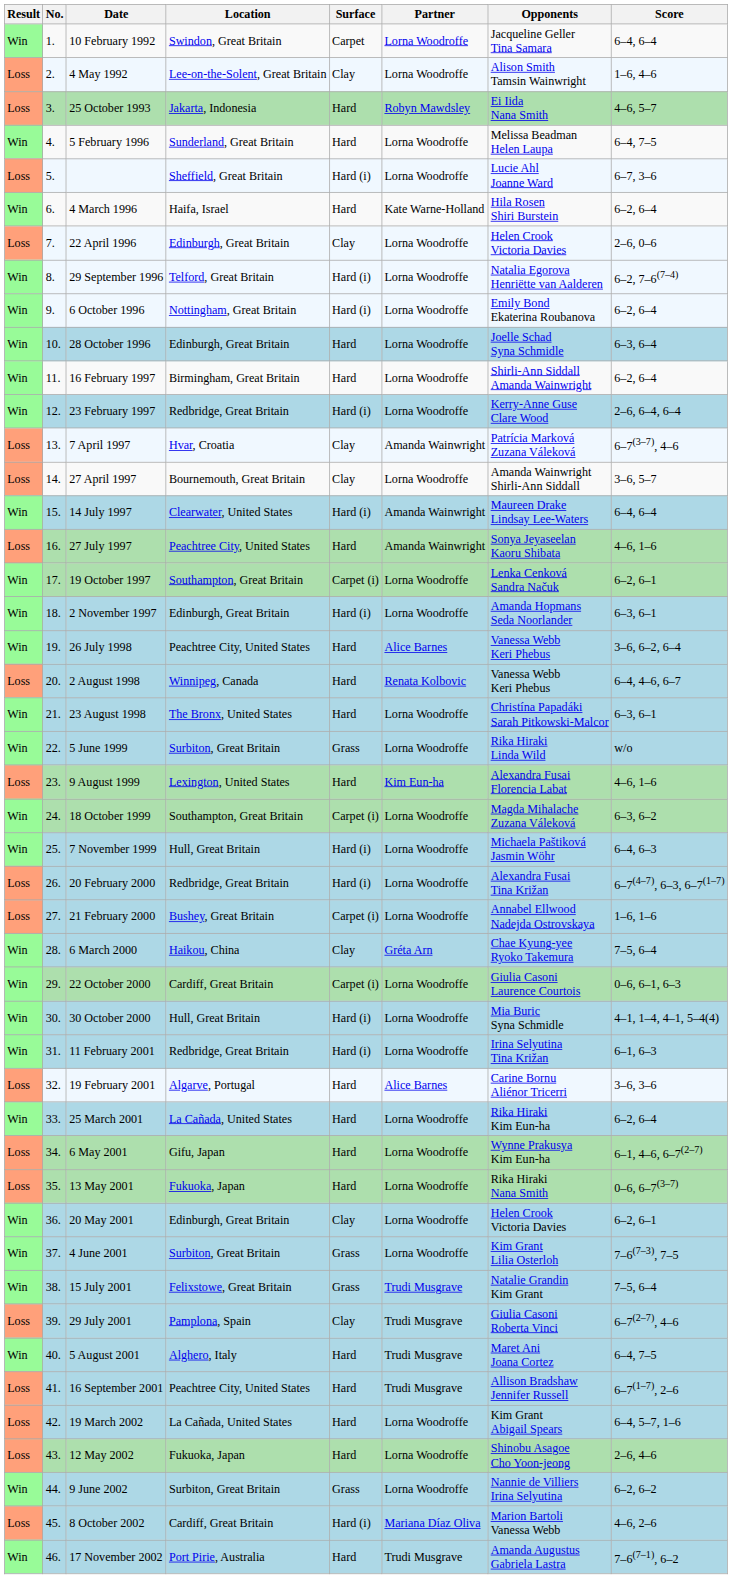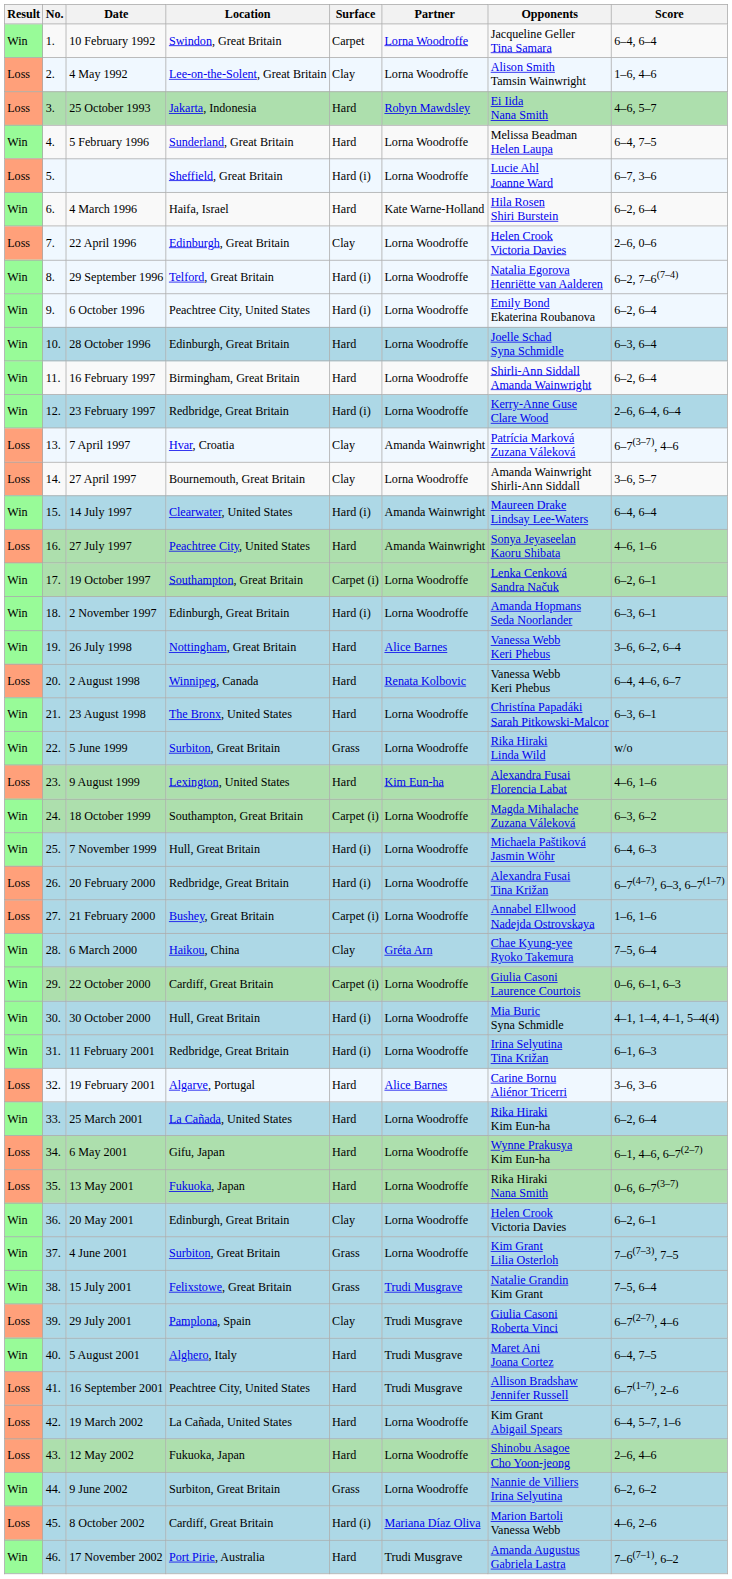(233, 309) Nottingham, Great Britain -> (239, 309) Peachtree City, United States
(239, 646) Peachtree City, United States -> (233, 646) Nottingham, Great Britain
